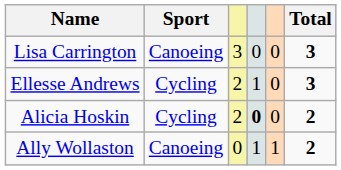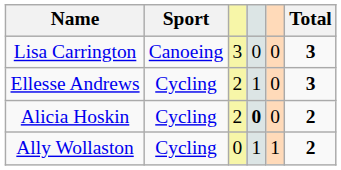(186, 148) Canoeing -> (186, 148) Cycling
